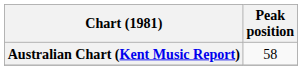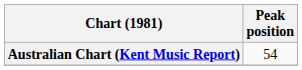(270, 53) 58 -> (270, 53) 54
